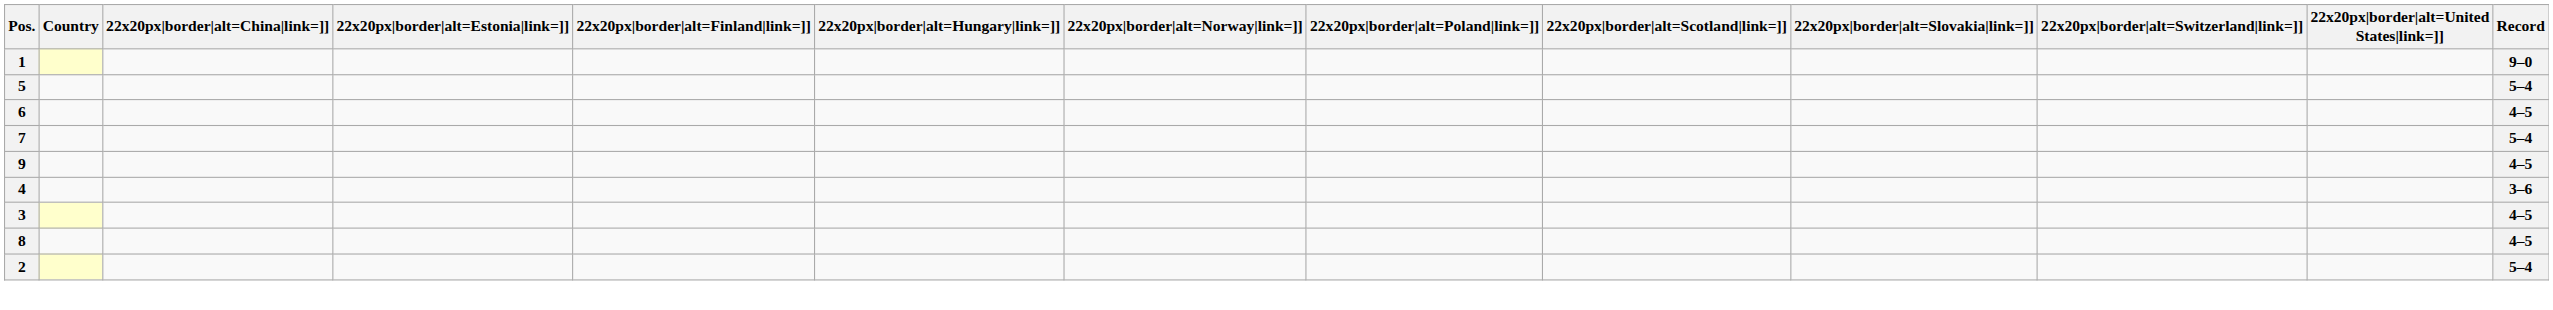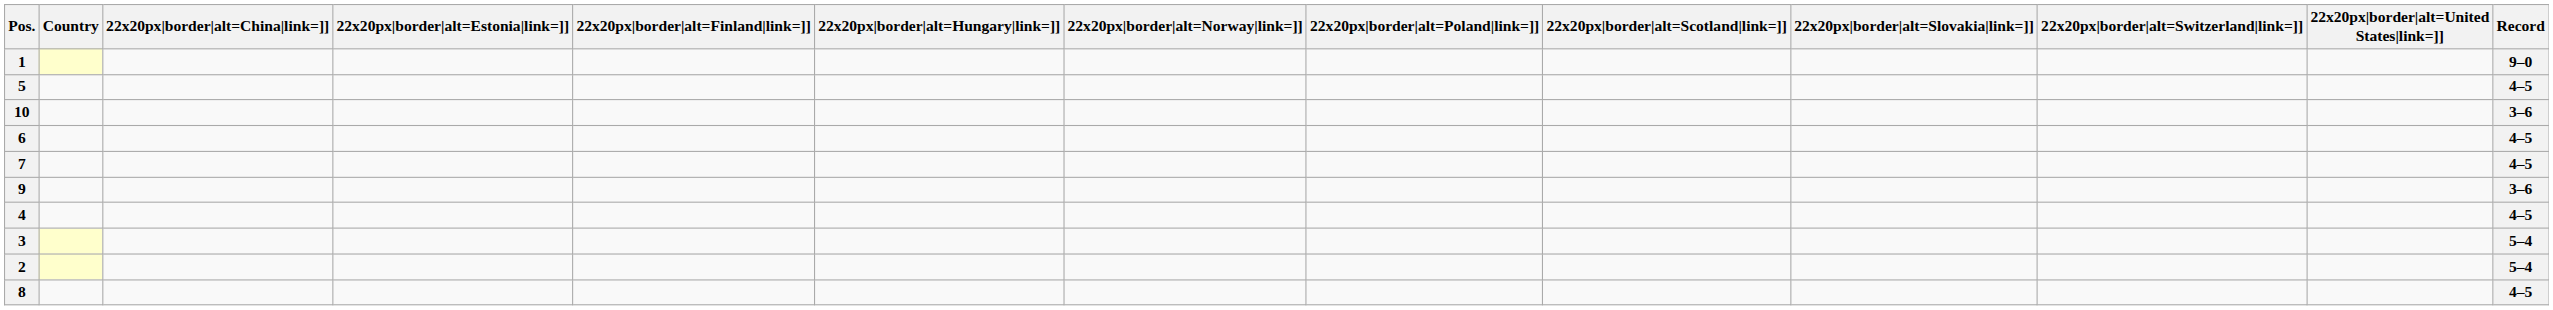(2521, 87) 5–4 -> (2521, 87) 4–5
+ row: (22, 113)
(2521, 138) 5–4 -> (2521, 164) 4–5
(2521, 164) 4–5 -> (2521, 189) 3–6
(2521, 189) 3–6 -> (2521, 215) 4–5
(2521, 215) 4–5 -> (2521, 241) 5–4
rows swapped: (22, 241) <-> (22, 266)
